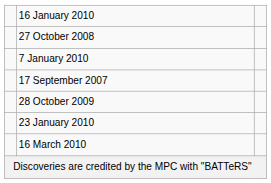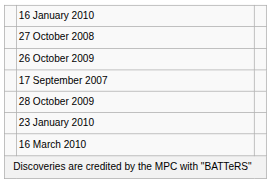+ row: (56, 59)
- row: (54, 59)
